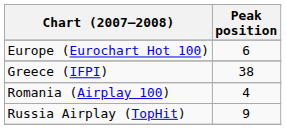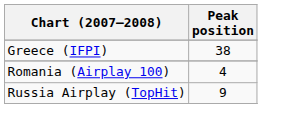- row: (108, 51)
